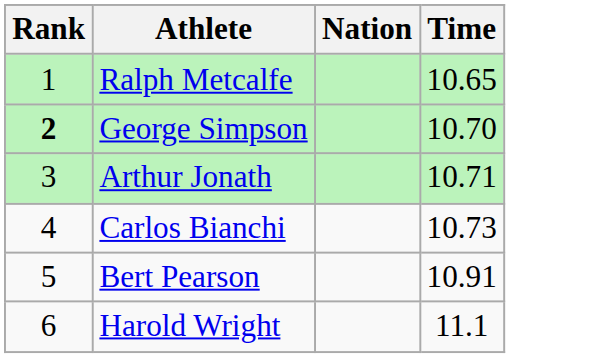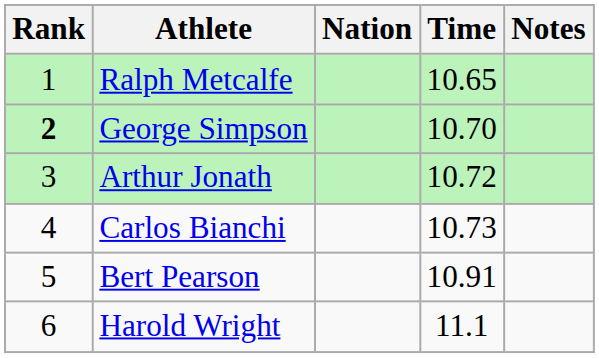+ column: (548, 29)
(462, 177) 10.71 -> (462, 177) 10.72
